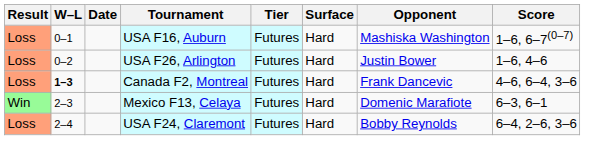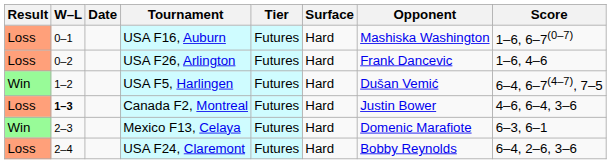(398, 60) Justin Bower -> (406, 60) Frank Dancevic
+ row: (178, 83)
(406, 81) Frank Dancevic -> (398, 106) Justin Bower
